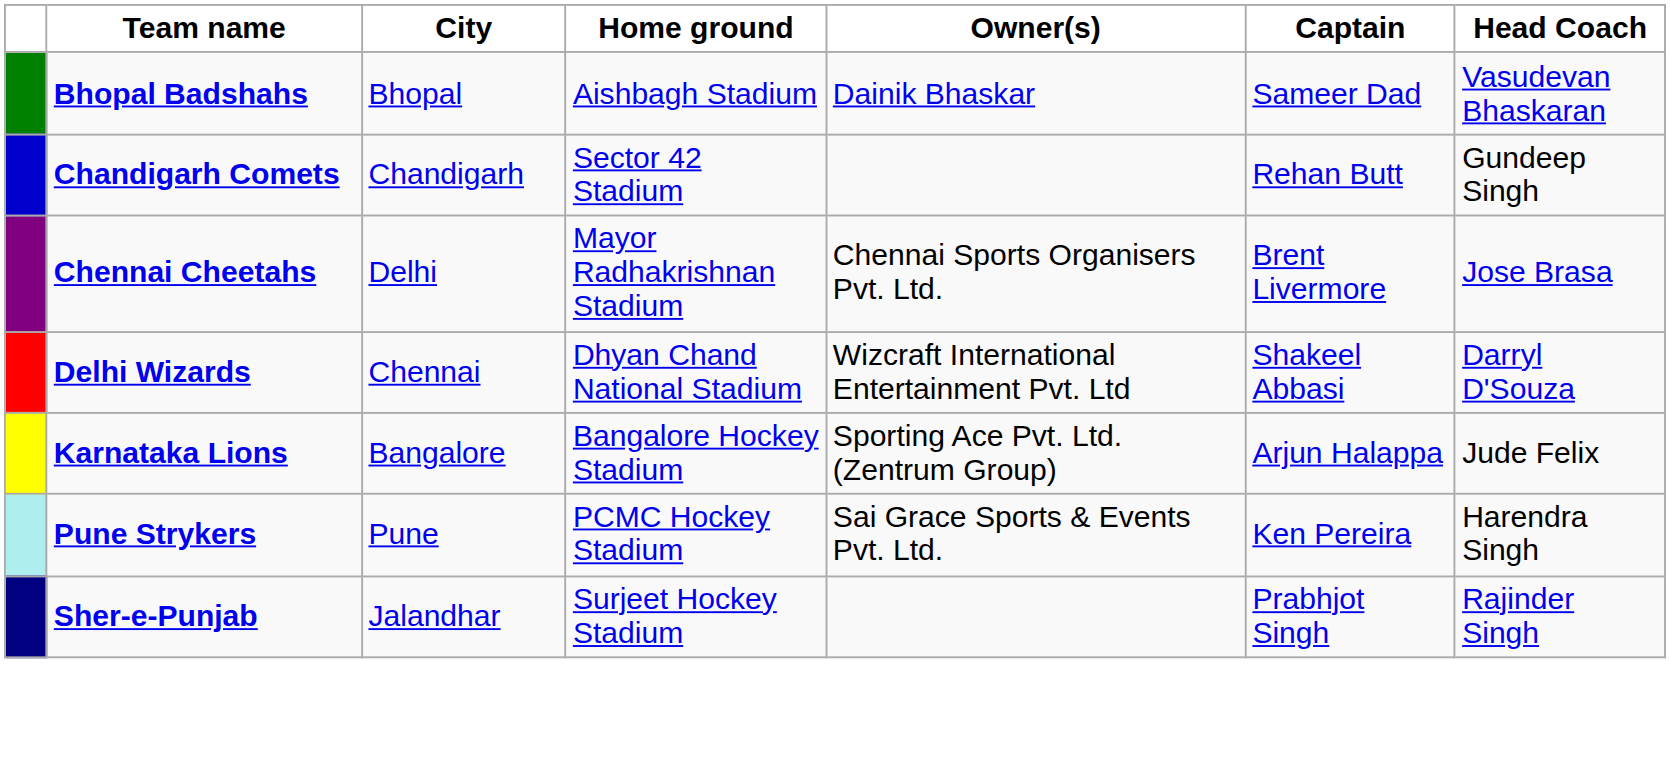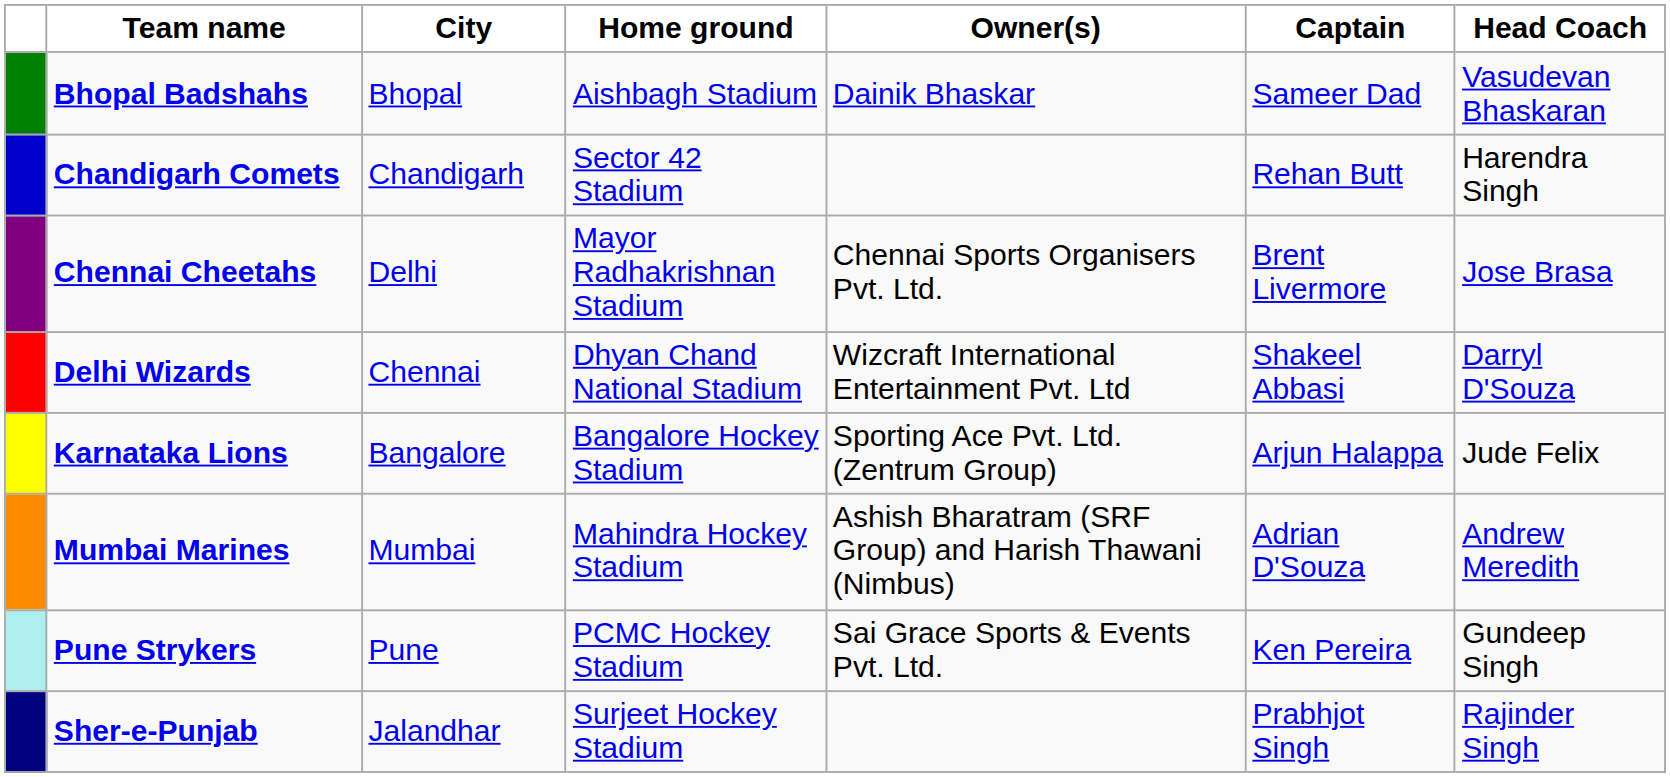(1524, 174) Gundeep Singh -> (1525, 174) Harendra Singh
+ row: (172, 551)
(1525, 534) Harendra Singh -> (1524, 649) Gundeep Singh
